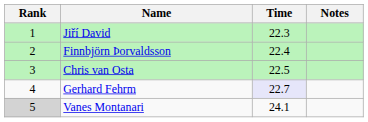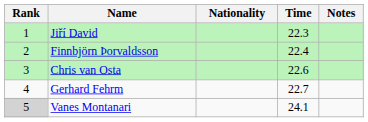+ column: (237, 13)
(279, 70) 22.5 -> (298, 70) 22.6
(279, 88) lavender background -> (298, 88) no background
